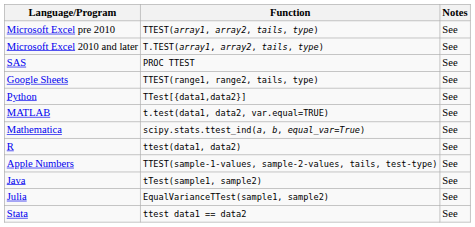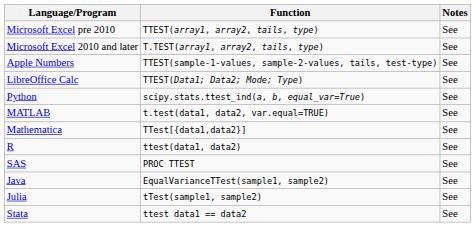rows swapped: (40, 163) <-> (16, 63)
+ row: (43, 79)
- row: (37, 79)
(195, 97) TTest[{data1,data2}] -> (254, 97) scipy.stats.ttest_ind(a, b, equal_var=True)
(254, 130) scipy.stats.ttest_ind(a, b, equal_var=True) -> (195, 130) TTest[{data1,data2}]
(202, 181) tTest(sample1, sample2) -> (236, 181) EqualVarianceTTest(sample1, sample2)
(236, 197) EqualVarianceTTest(sample1, sample2) -> (202, 197) tTest(sample1, sample2)
